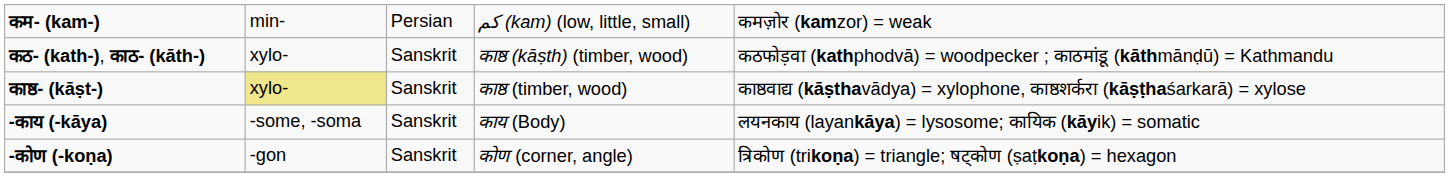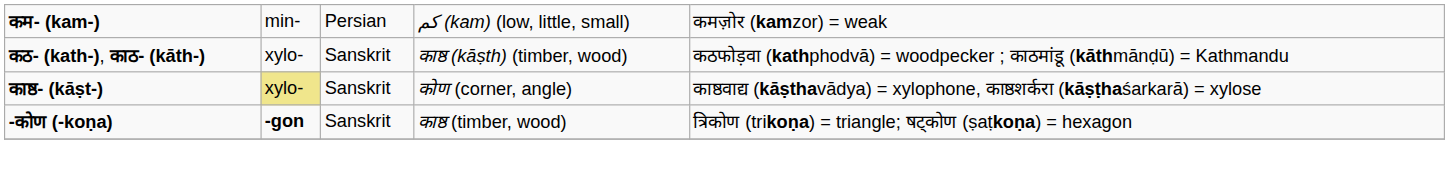(553, 89) काष्ठ (timber, wood) -> (495, 89) कोण (corner, angle)
- row: (58, 122)
(268, 155) normal -> (285, 121) bold
(556, 156) कोण (corner, angle) -> (492, 122) काष्ठ (timber, wood)
